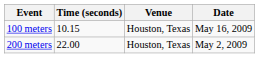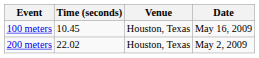(68, 28) 10.15 -> (68, 28) 10.45
(68, 45) 22.00 -> (68, 45) 22.02
